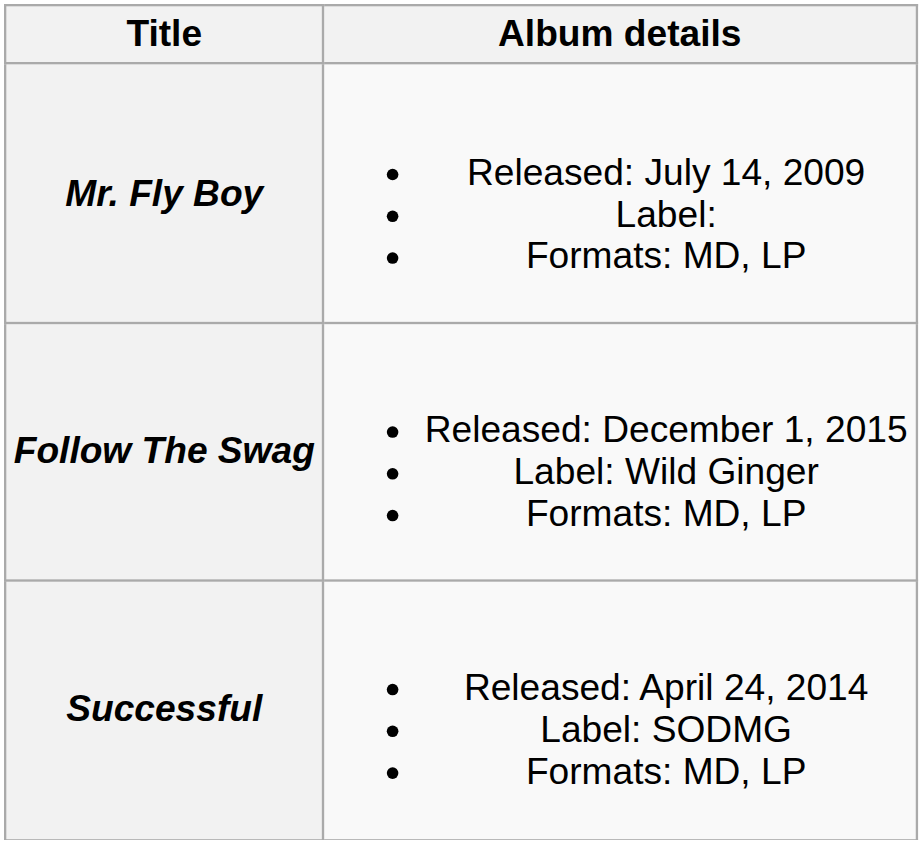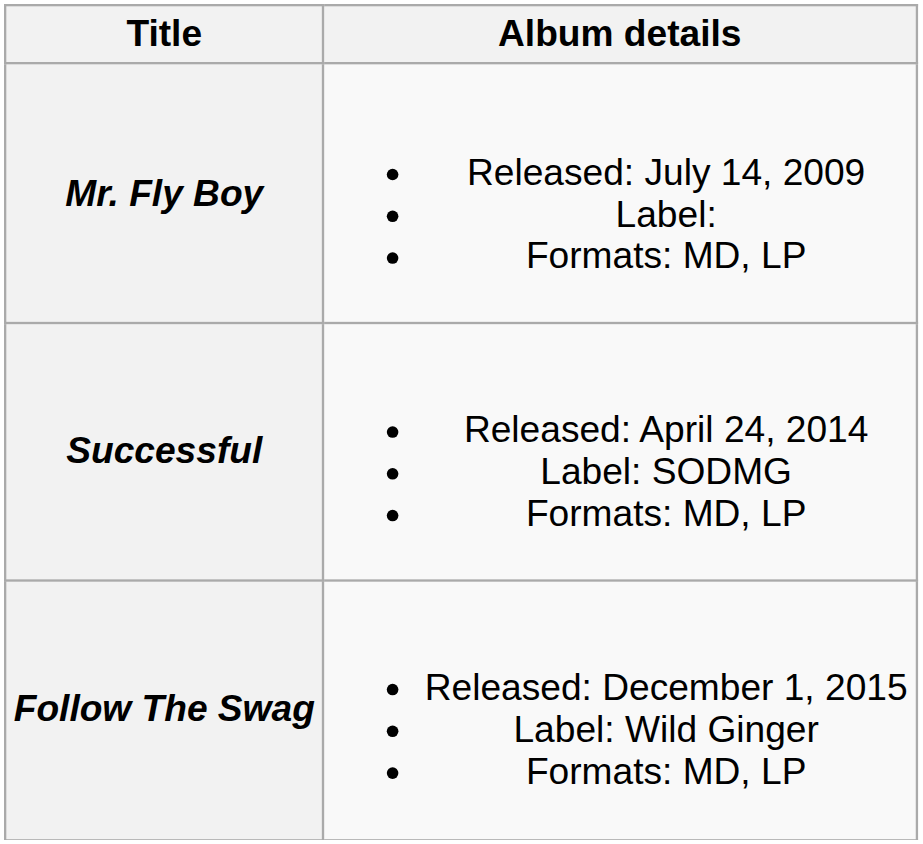rows swapped: (164, 709) <-> (164, 450)
